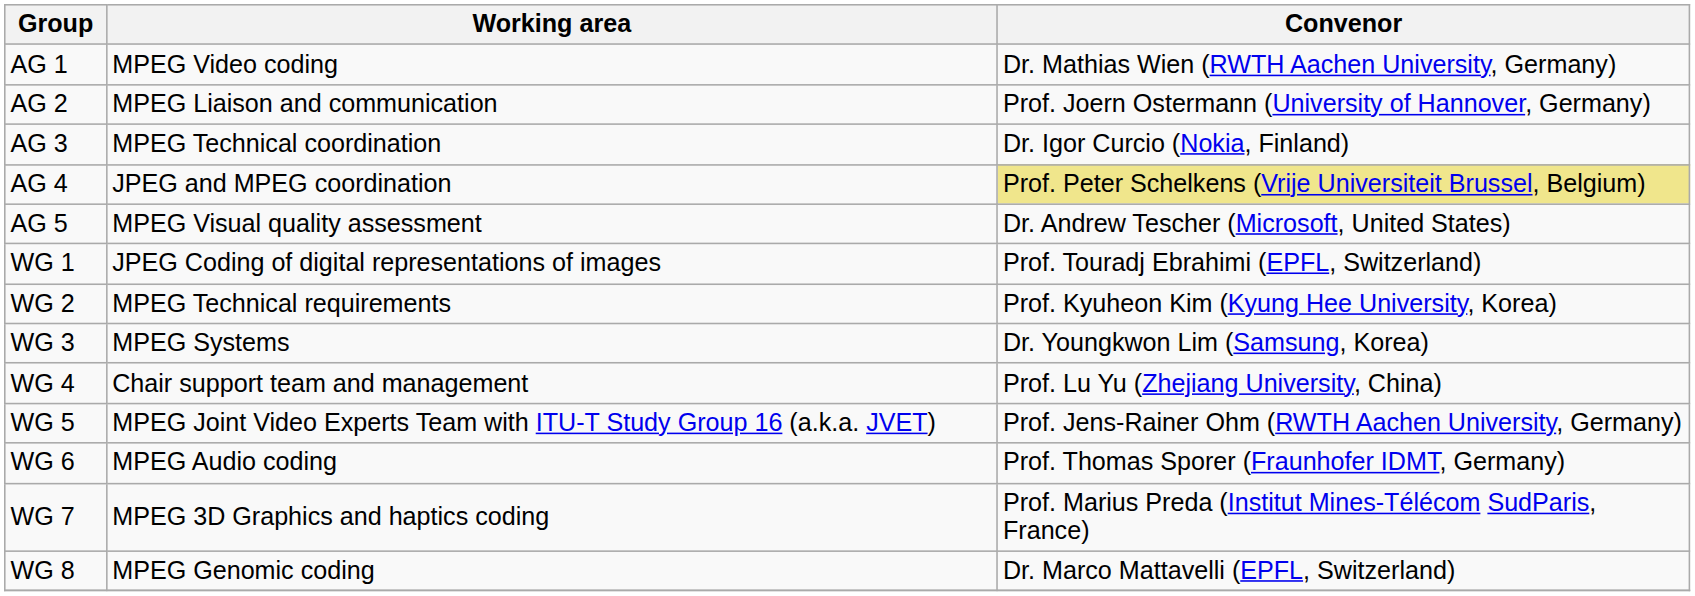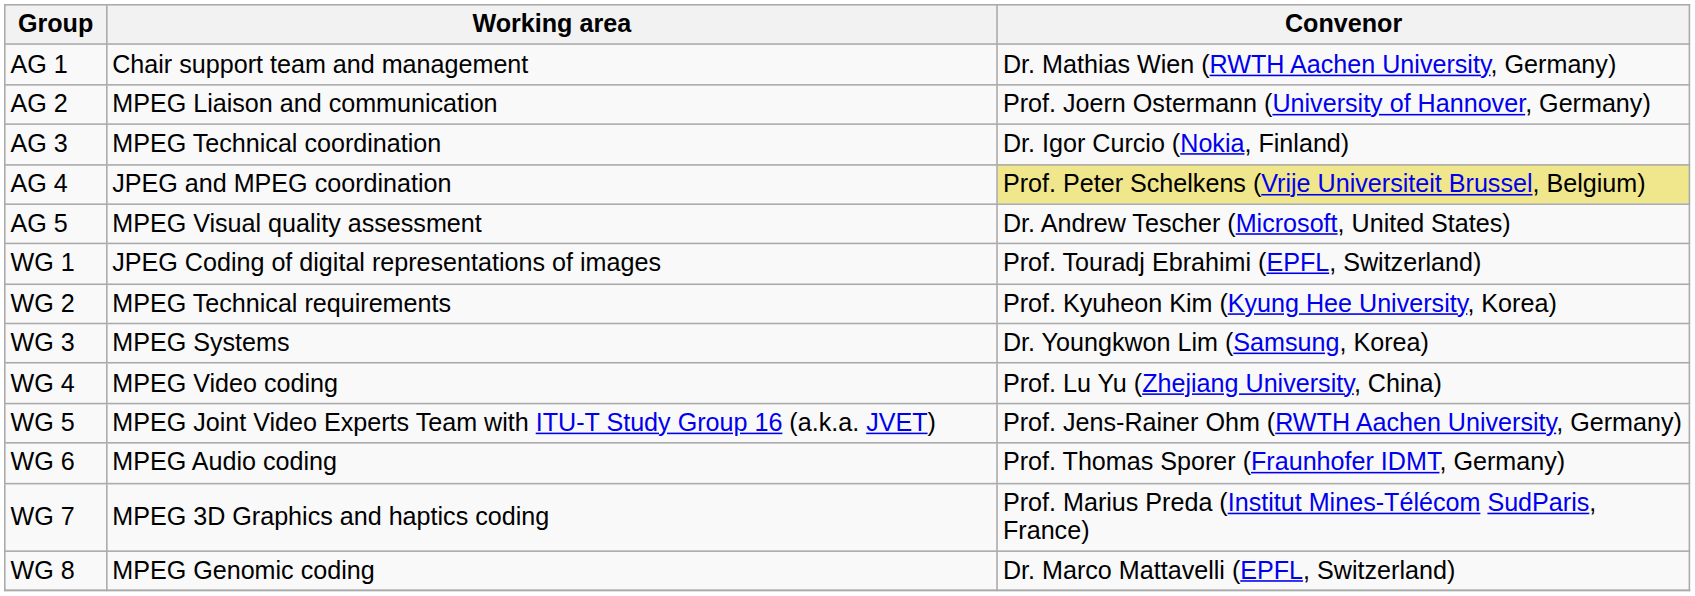(225, 64) MPEG Video coding -> (320, 64) Chair support team and management
(320, 382) Chair support team and management -> (225, 382) MPEG Video coding
